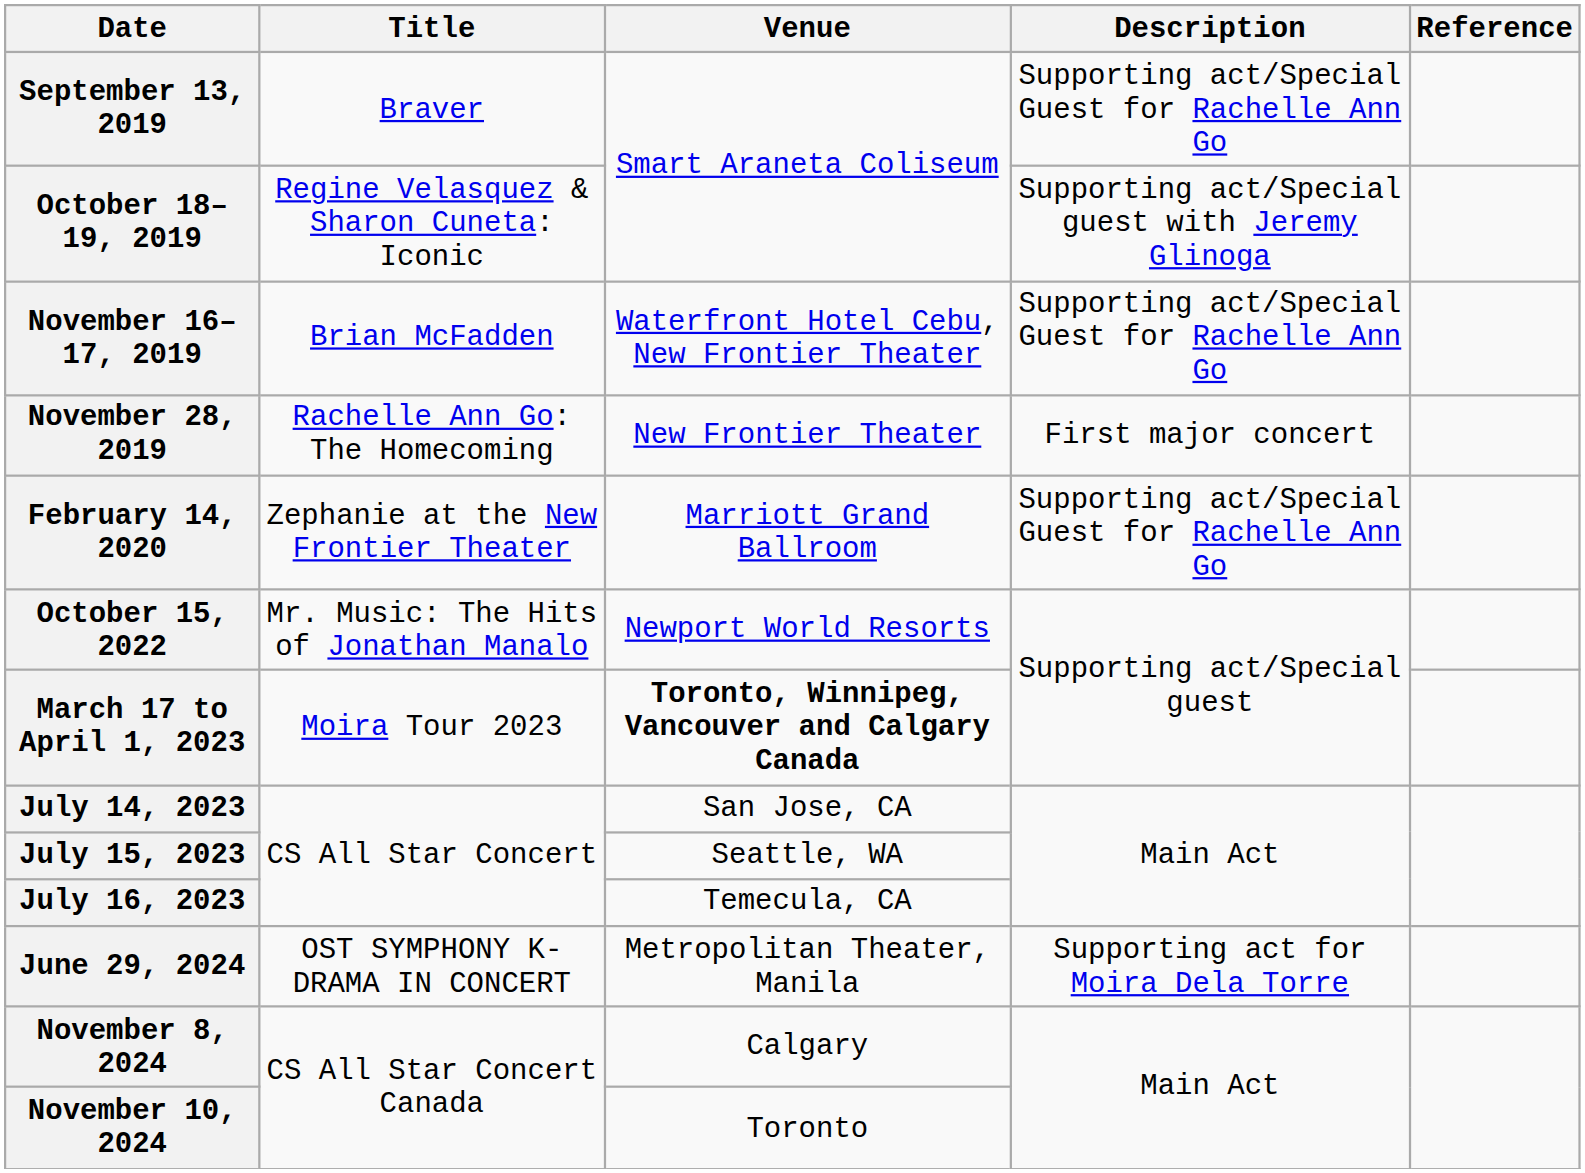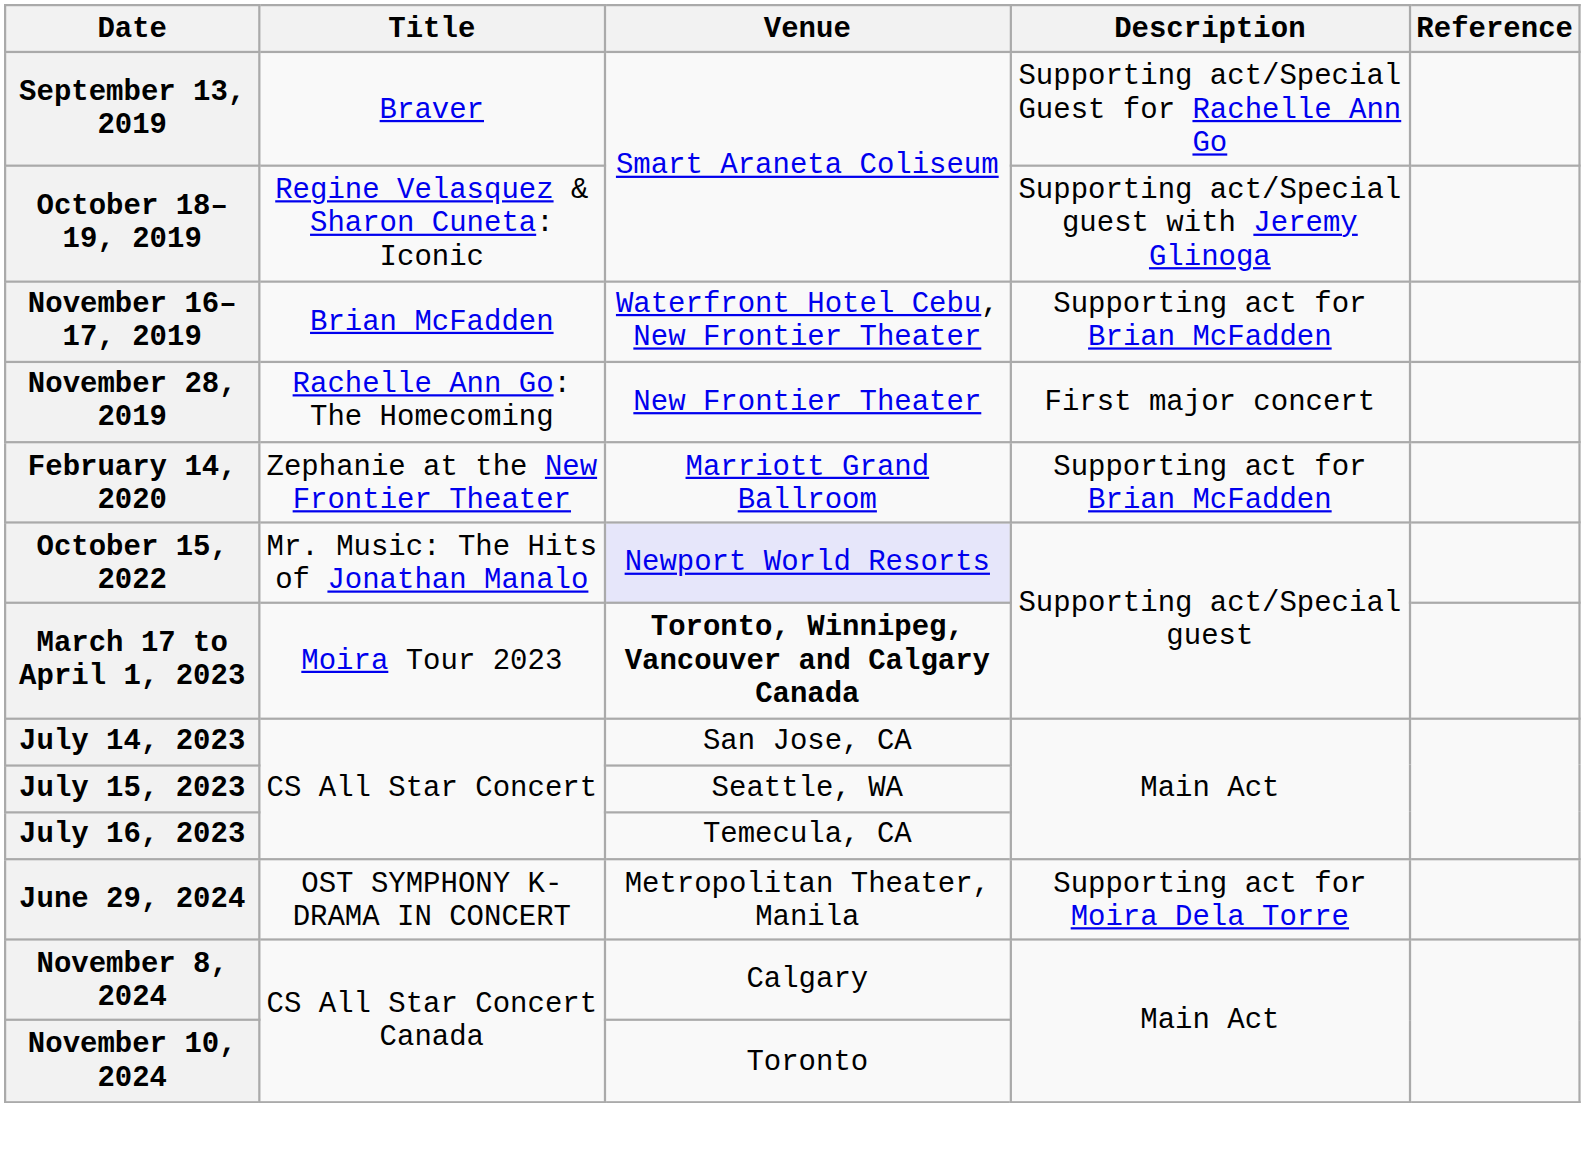(1210, 338) Supporting act/Special Guest for Rachelle Ann Go -> (1210, 321) Supporting act for Brian McFadden
(1210, 533) Supporting act/Special Guest for Rachelle Ann Go -> (1210, 482) Supporting act for Brian McFadden
(807, 630) no background -> (807, 563) lavender background
